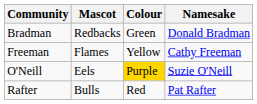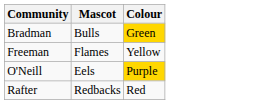- column: (209, 14)
(97, 33) Redbacks -> (87, 33) Bulls
(141, 33) no background -> (141, 33) gold background
(87, 90) Bulls -> (97, 90) Redbacks
